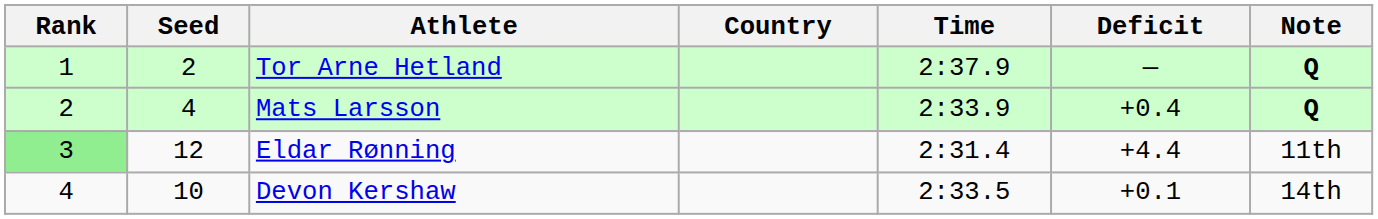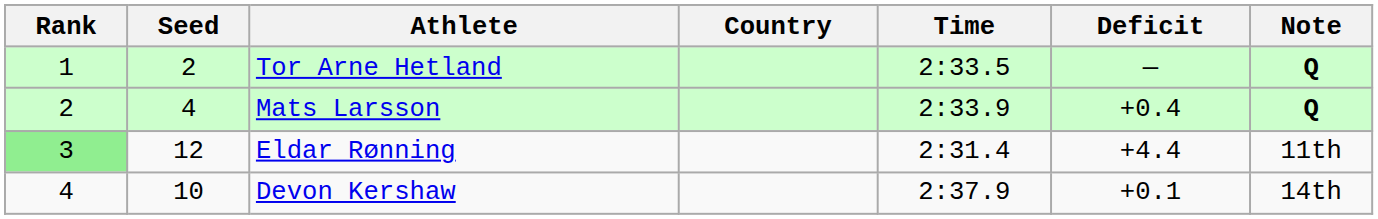(964, 68) 2:37.9 -> (964, 68) 2:33.5
(964, 193) 2:33.5 -> (964, 193) 2:37.9
